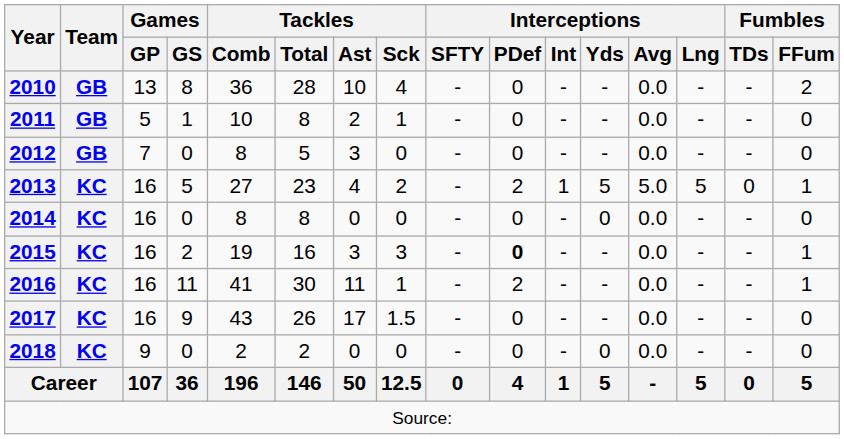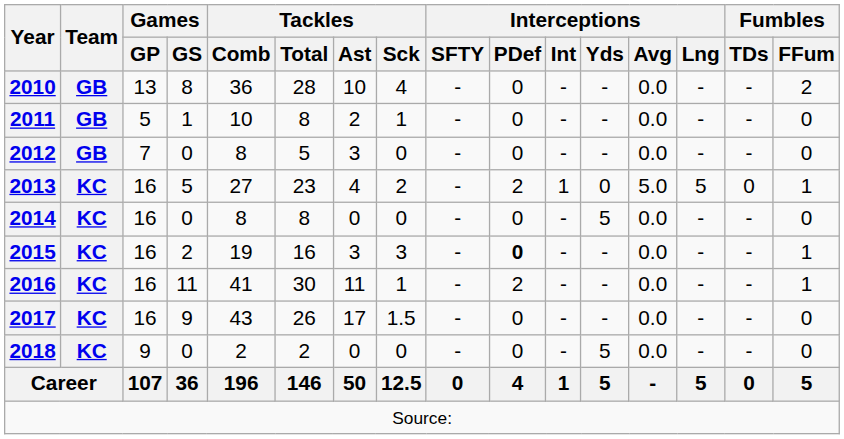(605, 185) 5 -> (605, 185) 0
(605, 218) 0 -> (605, 218) 5
(605, 350) 0 -> (605, 350) 5
